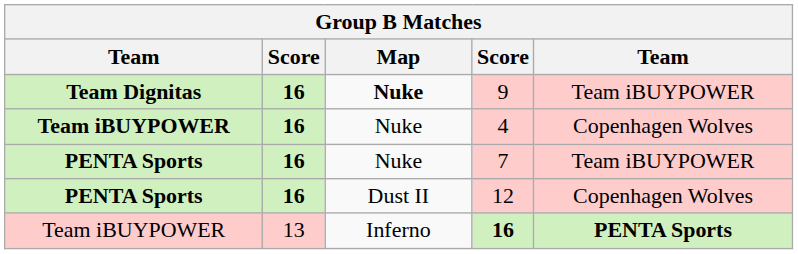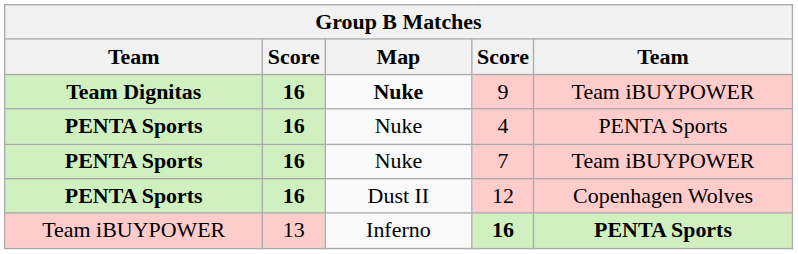(134, 126) Team iBUYPOWER -> (134, 126) PENTA Sports
(663, 126) Copenhagen Wolves -> (663, 126) PENTA Sports
